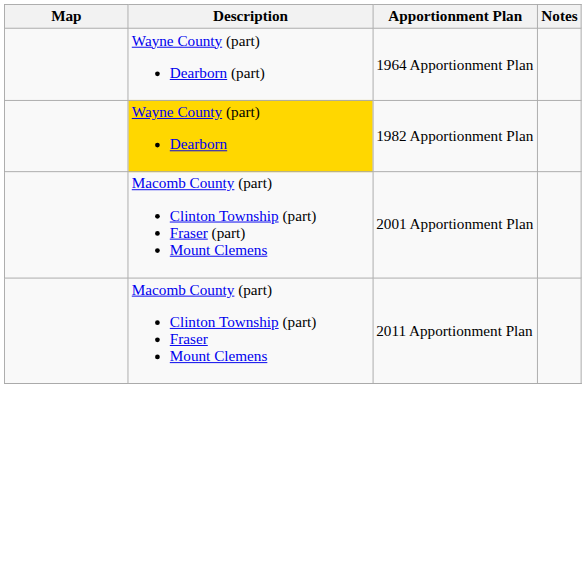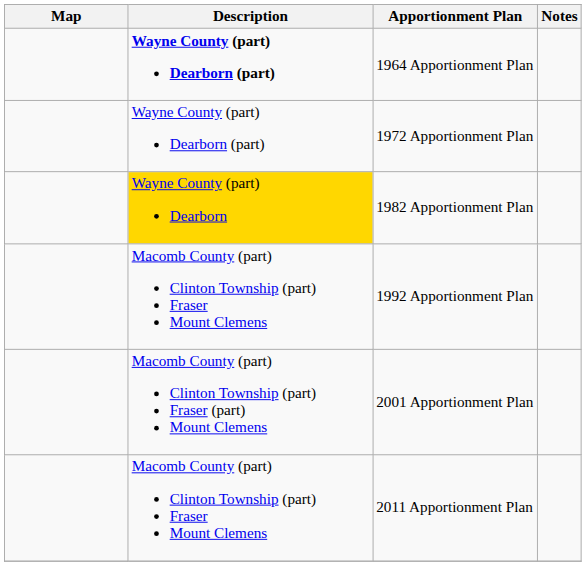(250, 57) normal -> (250, 57) bold
+ row: (455, 136)
+ row: (455, 296)
